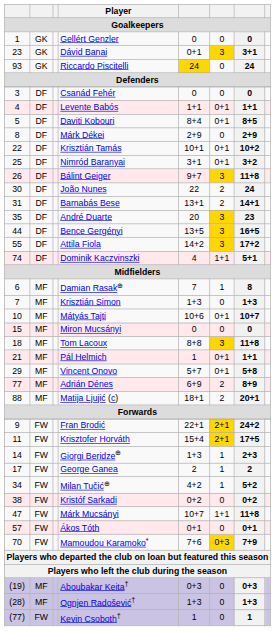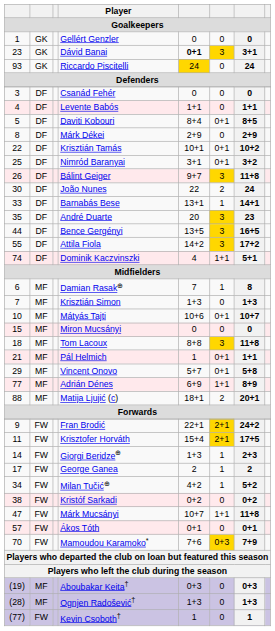(194, 52) normal -> (194, 52) bold
(222, 107) 0+1 -> (222, 107) 0
(17, 203) 31 -> (17, 203) 33
(222, 203) 2 -> (222, 203) 1
(222, 384) 2 -> (222, 384) 1+1
